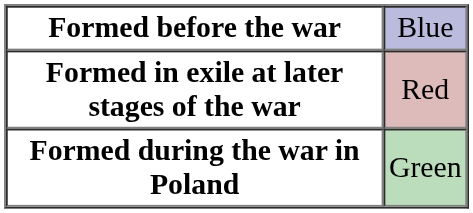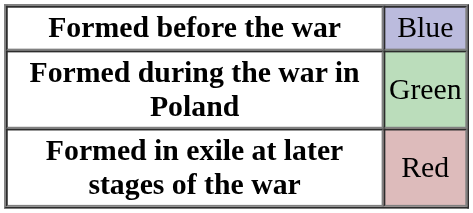rows swapped: (195, 167) <-> (195, 89)
